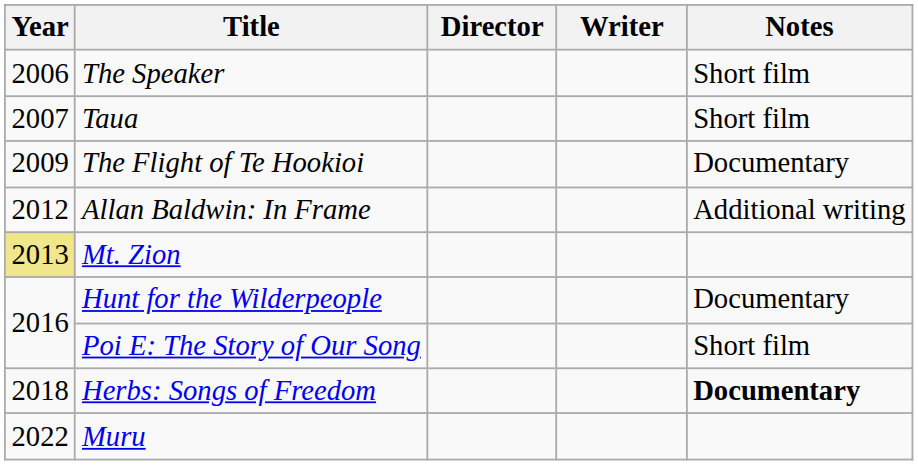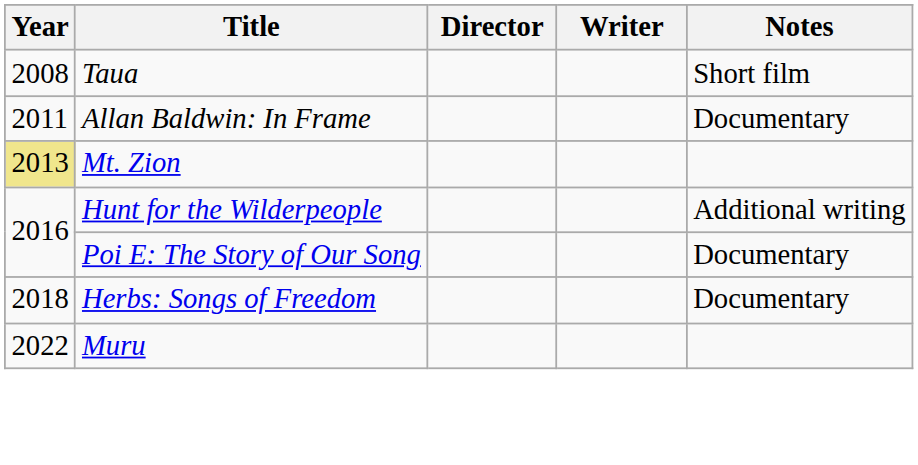- row: (153, 72)
(40, 118) 2007 -> (40, 72) 2008
- row: (223, 163)
(40, 208) 2012 -> (40, 118) 2011
(799, 208) Additional writing -> (771, 118) Documentary
(771, 299) Documentary -> (799, 208) Additional writing
(752, 345) Short film -> (771, 254) Documentary
(777, 390) bold -> (771, 299) normal
